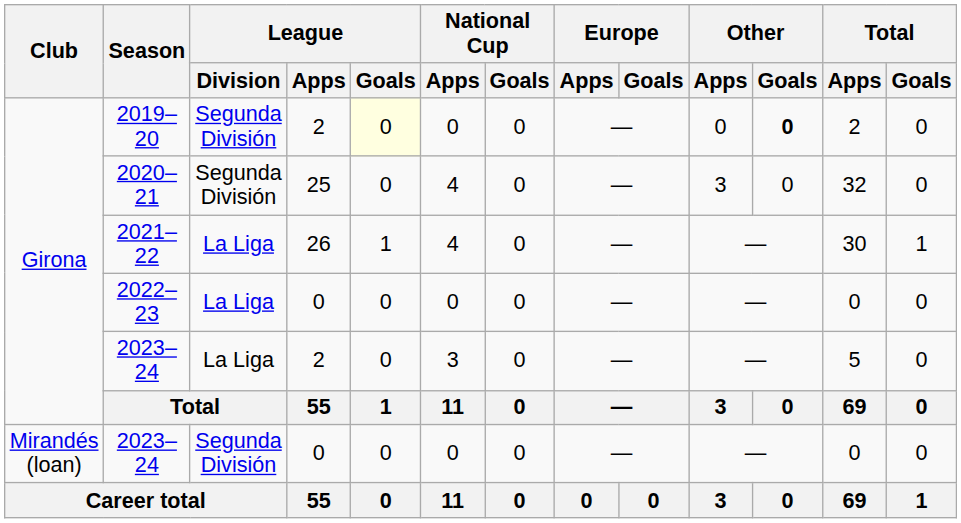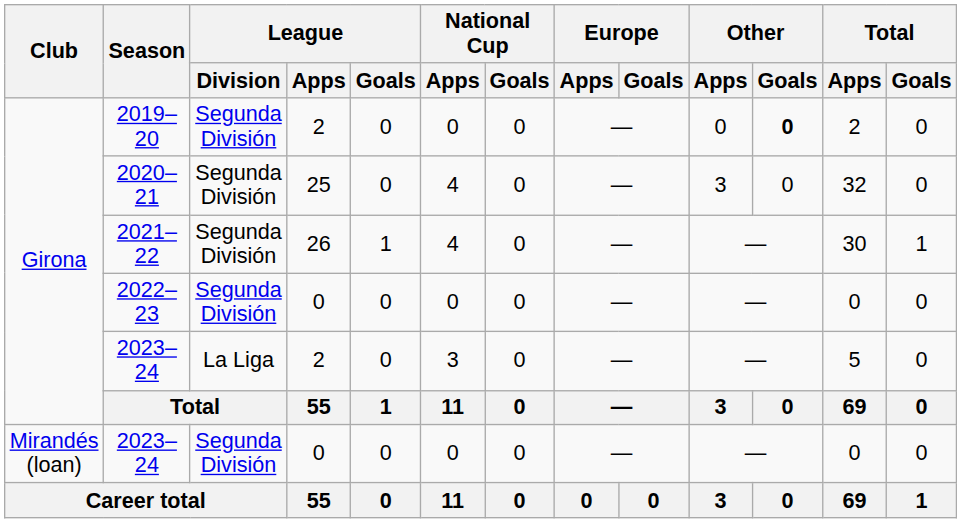(386, 126) lightyellow background -> (386, 126) no background
(238, 243) La Liga -> (238, 243) Segunda División
(238, 302) La Liga -> (238, 302) Segunda División
